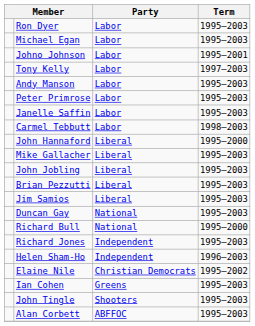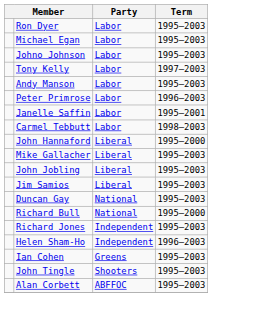(224, 55) 1995–2001 -> (181, 55) 1995–2003
(224, 98) 1995–2003 -> (181, 98) 1996–2003
(224, 112) 1995–2003 -> (181, 112) 1995–2001
- row: (53, 184)
- row: (45, 271)
